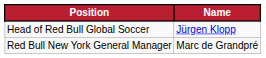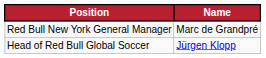rows swapped: (89, 45) <-> (78, 29)
